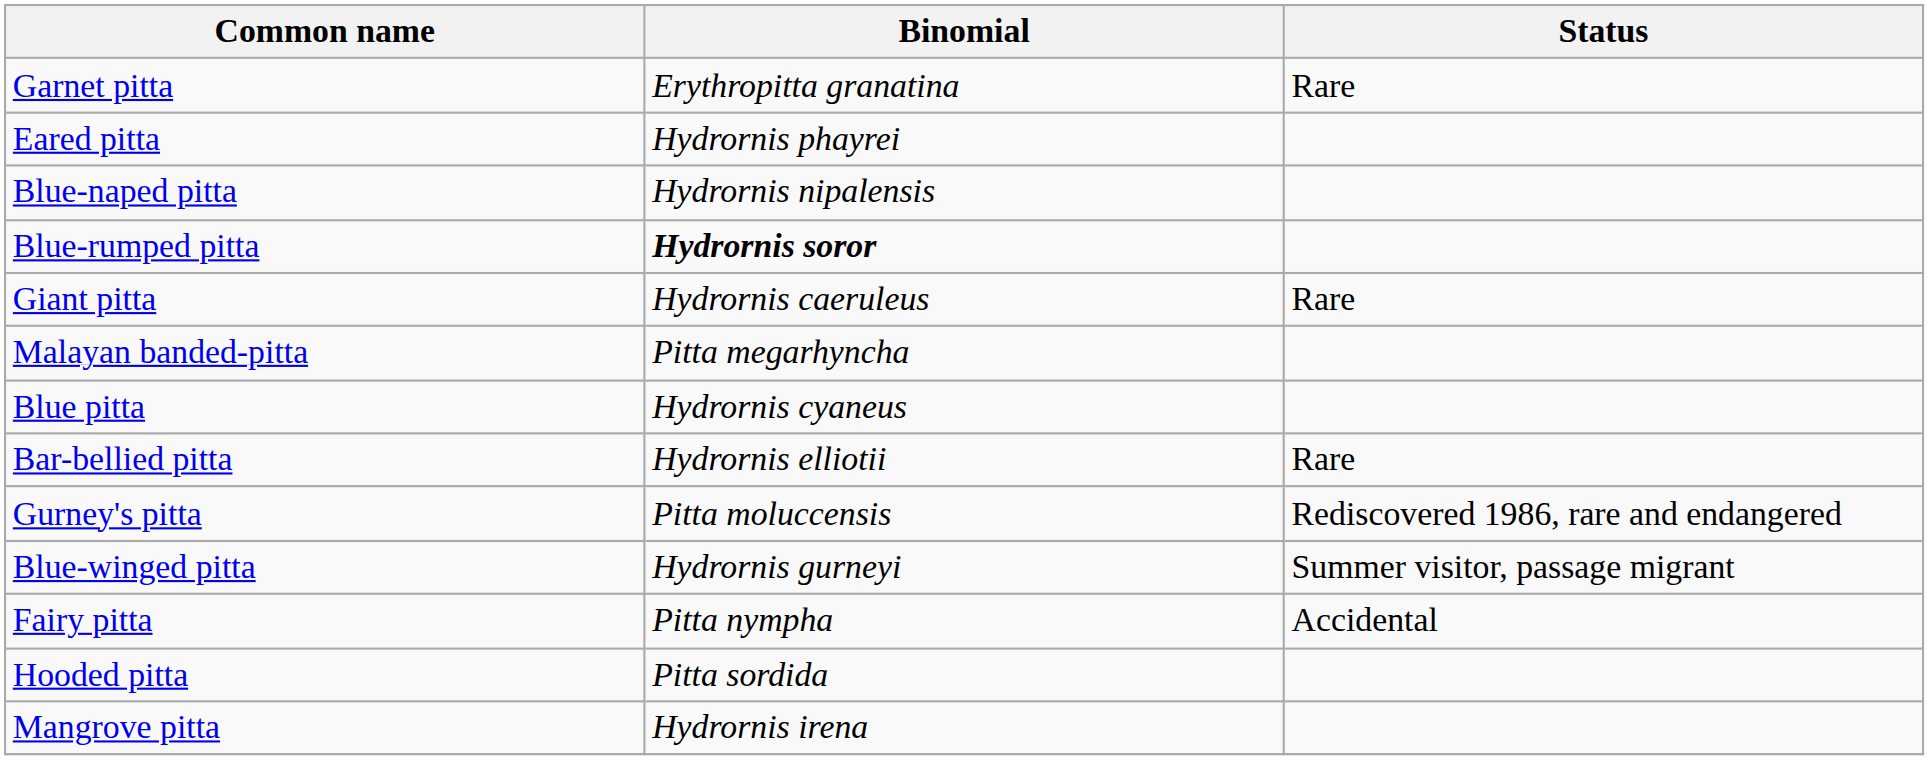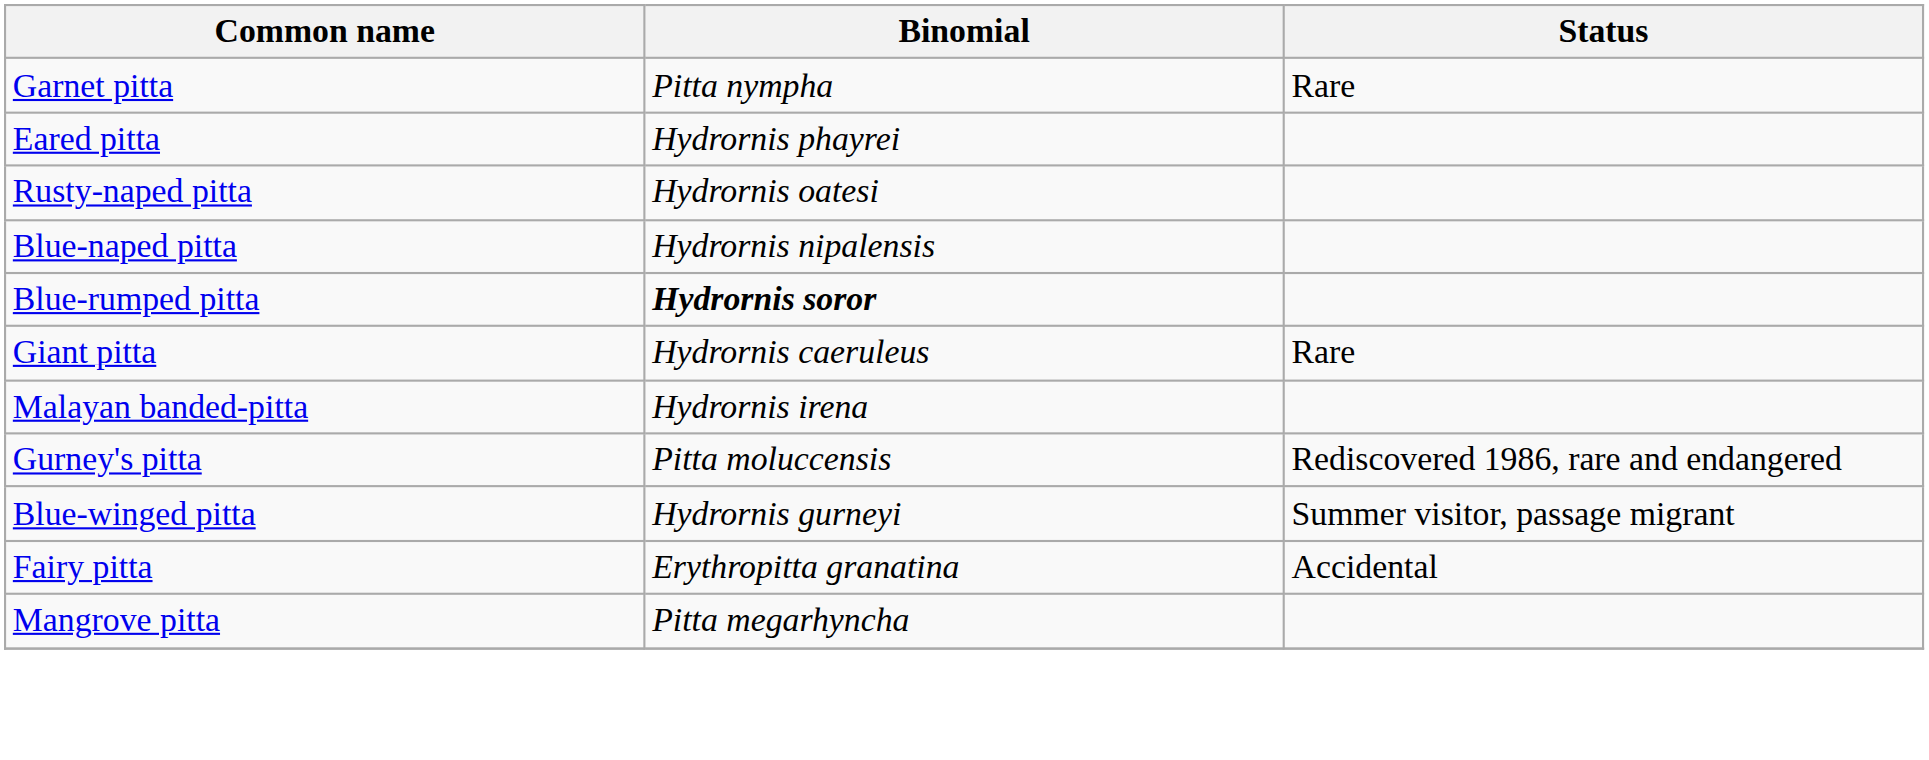(806, 84) Erythropitta granatina -> (743, 84) Pitta nympha
+ row: (132, 191)
(781, 352) Pitta megarhyncha -> (760, 406) Hydrornis irena
- row: (79, 406)
- row: (123, 459)
(743, 620) Pitta nympha -> (806, 566) Erythropitta granatina
- row: (100, 673)
(760, 727) Hydrornis irena -> (781, 620) Pitta megarhyncha
